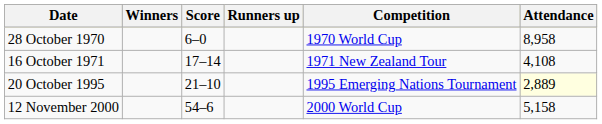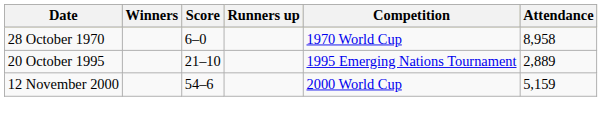- row: (56, 61)
(539, 84) lightyellow background -> (539, 61) no background
(539, 107) 5,158 -> (539, 84) 5,159
